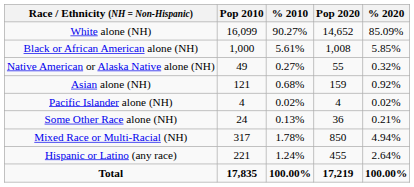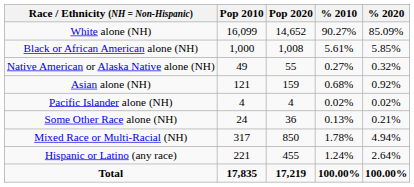columns swapped: (338, 13) <-> (290, 13)
